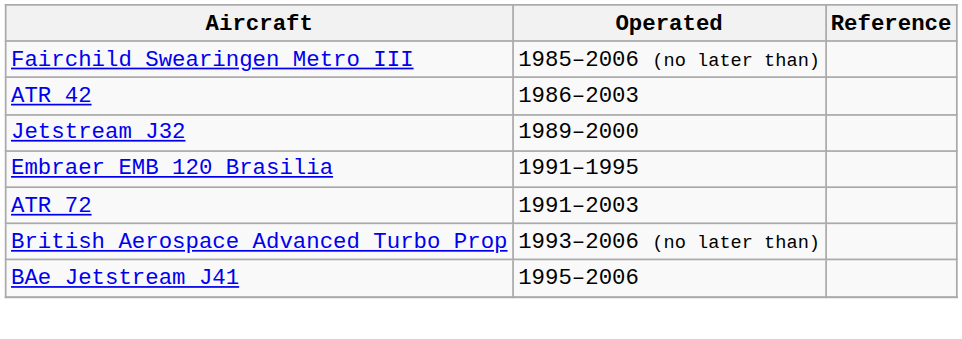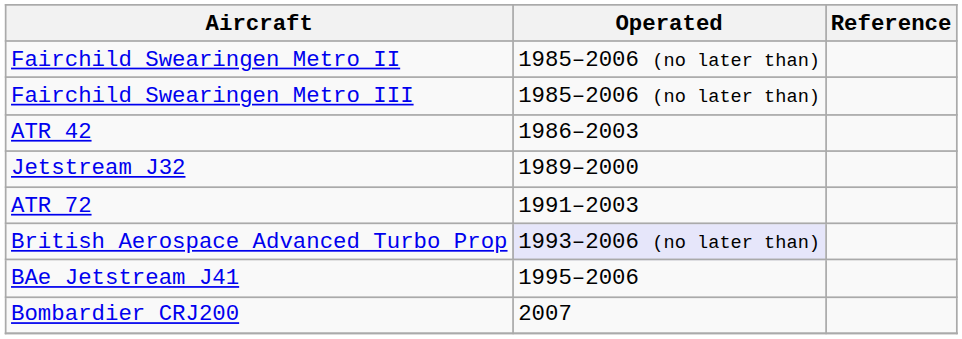+ row: (206, 60)
- row: (172, 169)
(669, 242) no background -> (669, 242) lavender background
+ row: (125, 315)
